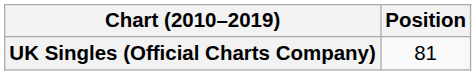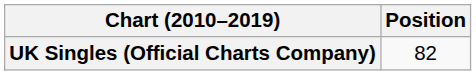(426, 53) 81 -> (426, 53) 82
